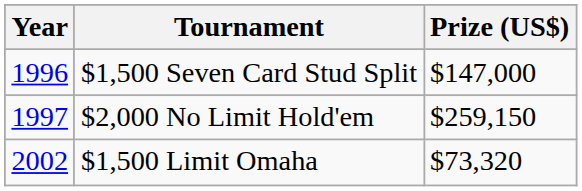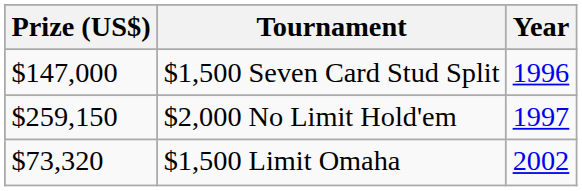columns swapped: (40, 26) <-> (500, 26)
